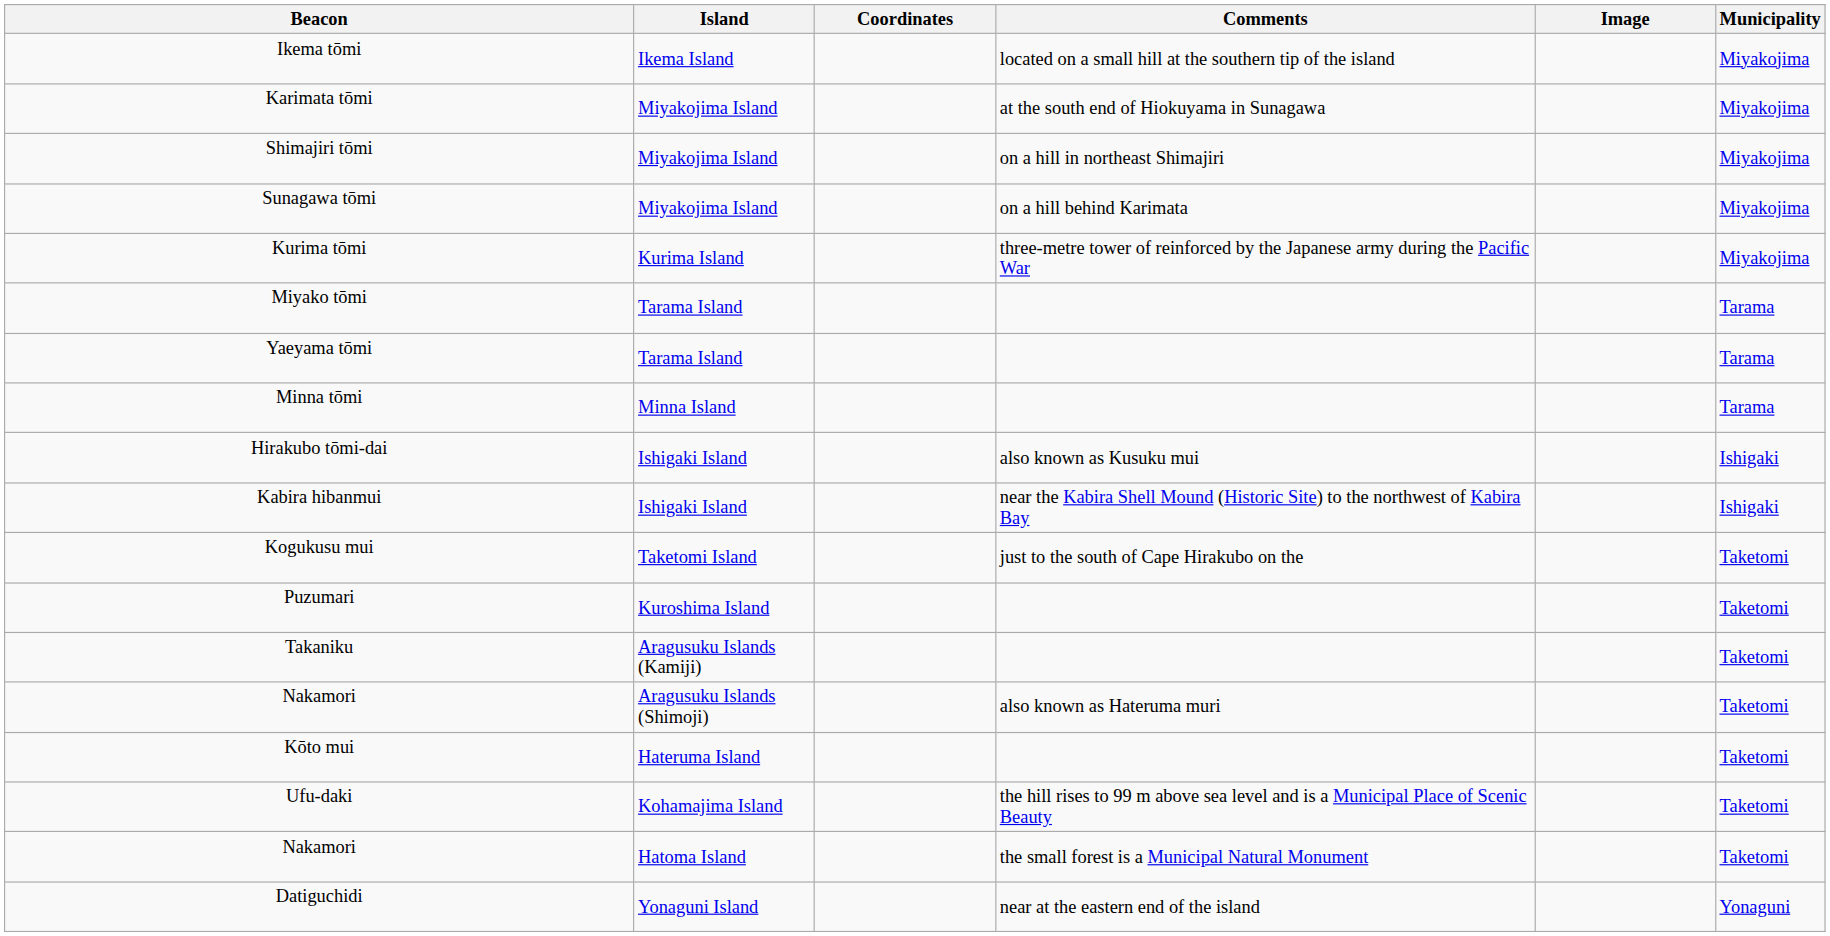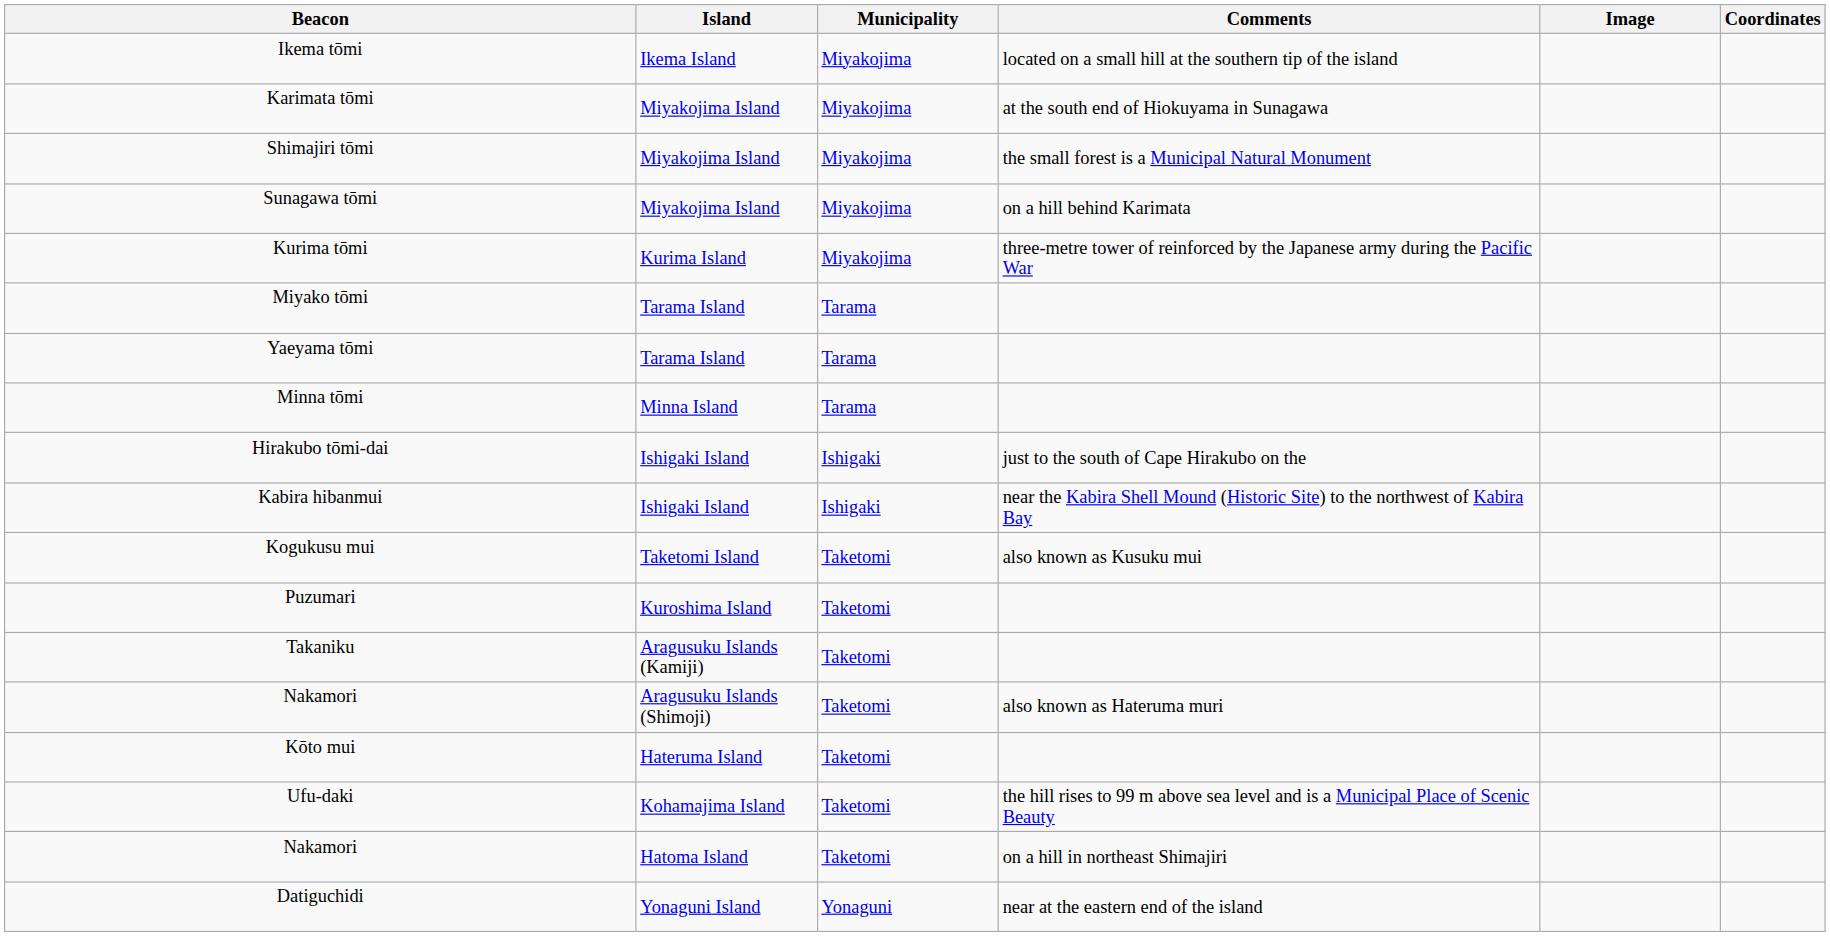columns swapped: (1770, 19) <-> (905, 19)
(1112, 158) on a hill in northeast Shimajiri -> (1187, 158) the small forest is a Municipal Natural Monument
(1099, 457) also known as Kusuku mui -> (1154, 457) just to the south of Cape Hirakubo on the
(1152, 557) just to the south of Cape Hirakubo on the -> (1102, 557) also known as Kusuku mui
(1184, 856) the small forest is a Municipal Natural Monument -> (1115, 856) on a hill in northeast Shimajiri
